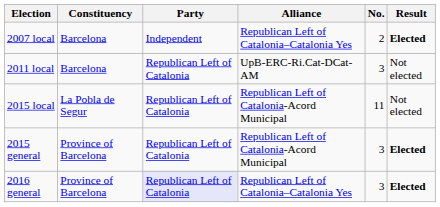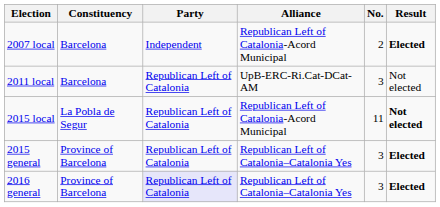(296, 37) Republican Left of Catalonia–Catalonia Yes -> (283, 44) Republican Left of Catalonia-Acord Municipal
(406, 105) normal -> (406, 118) bold
(283, 149) Republican Left of Catalonia-Acord Municipal -> (296, 155) Republican Left of Catalonia–Catalonia Yes
